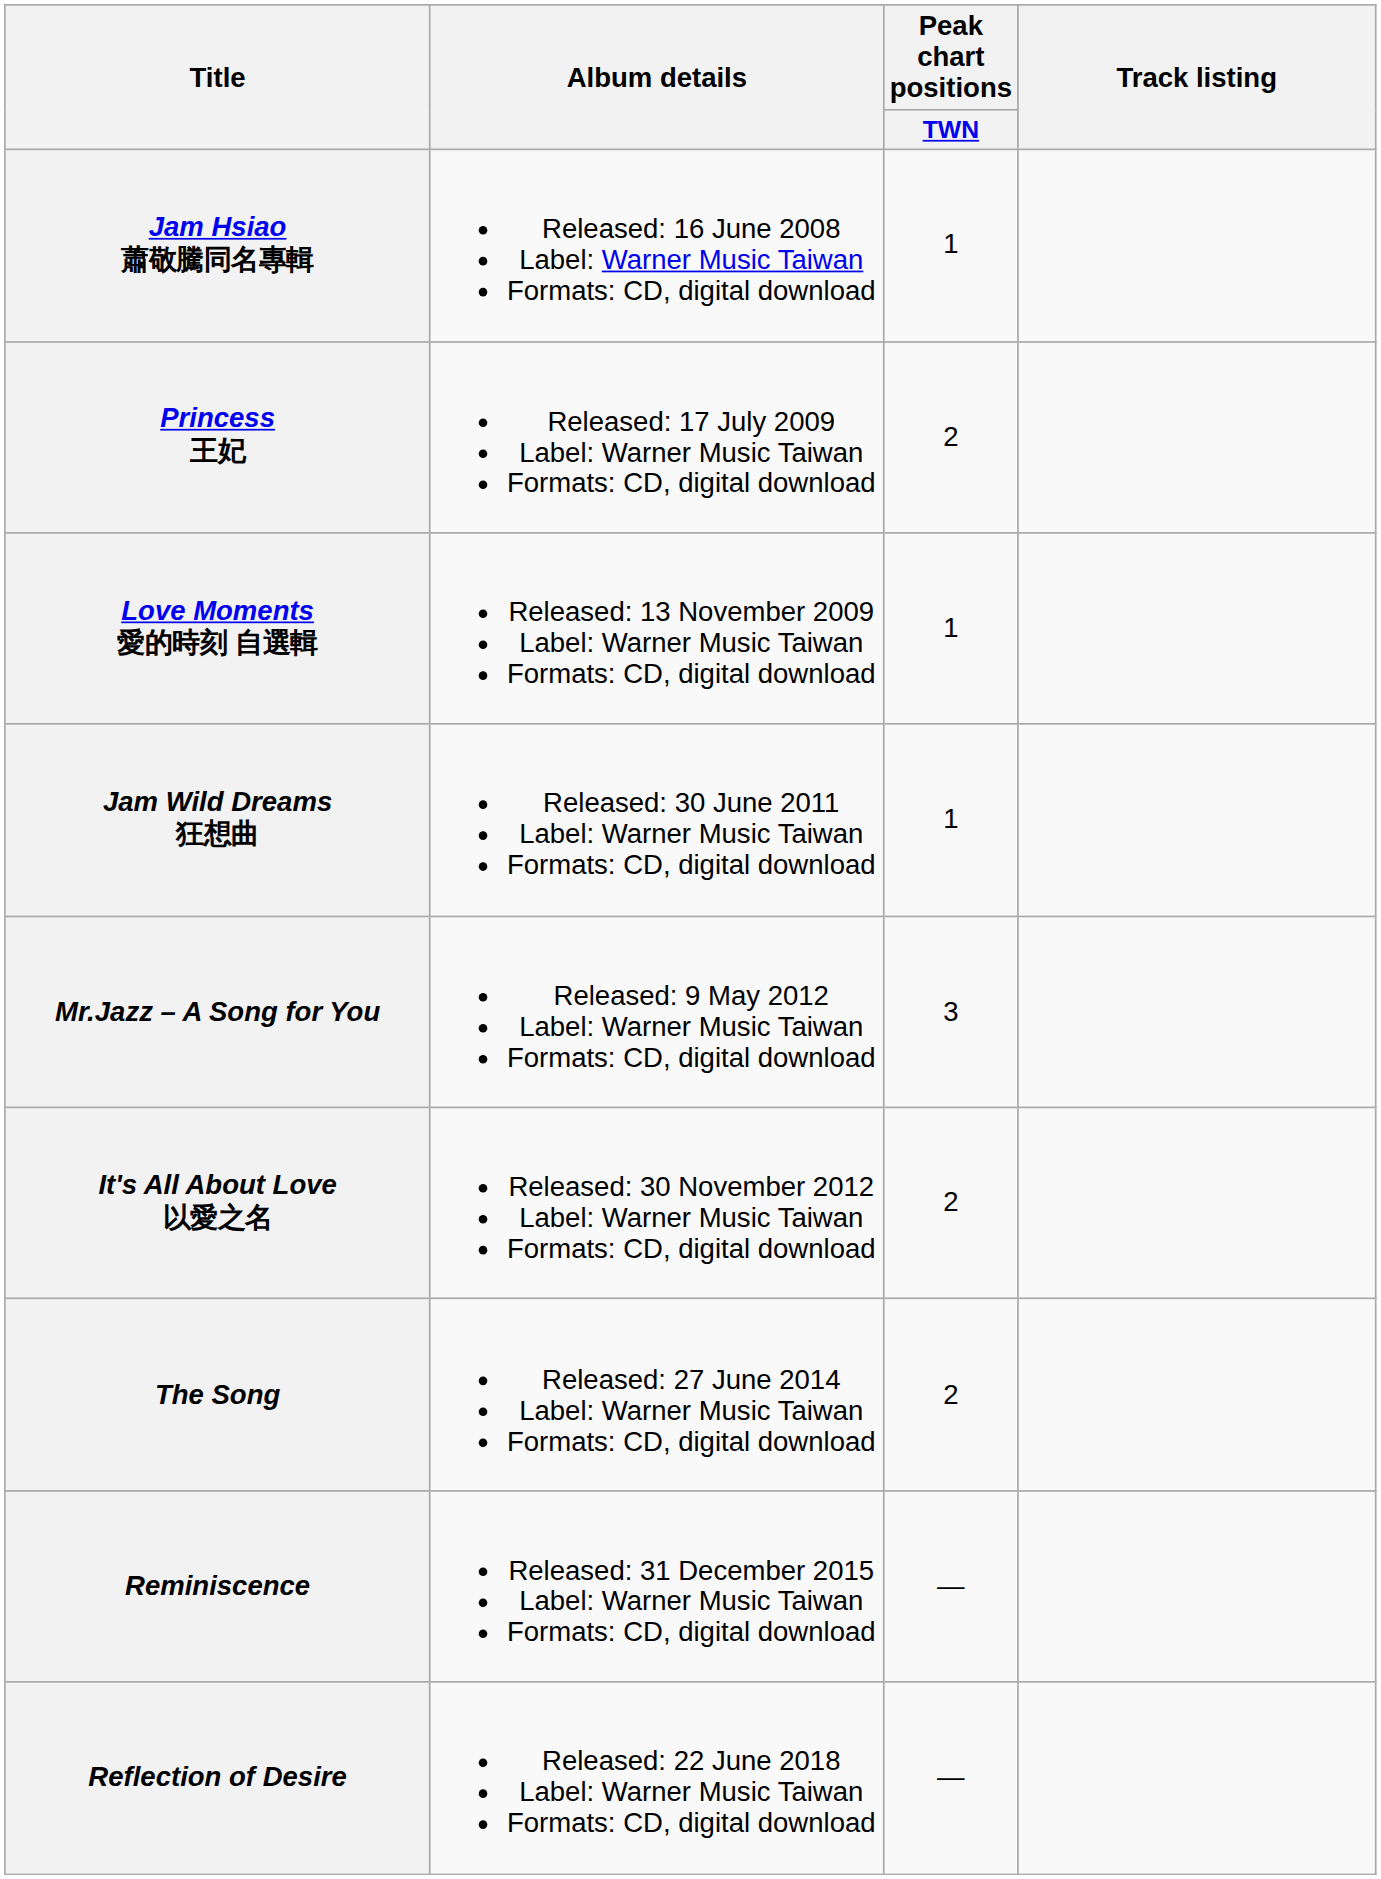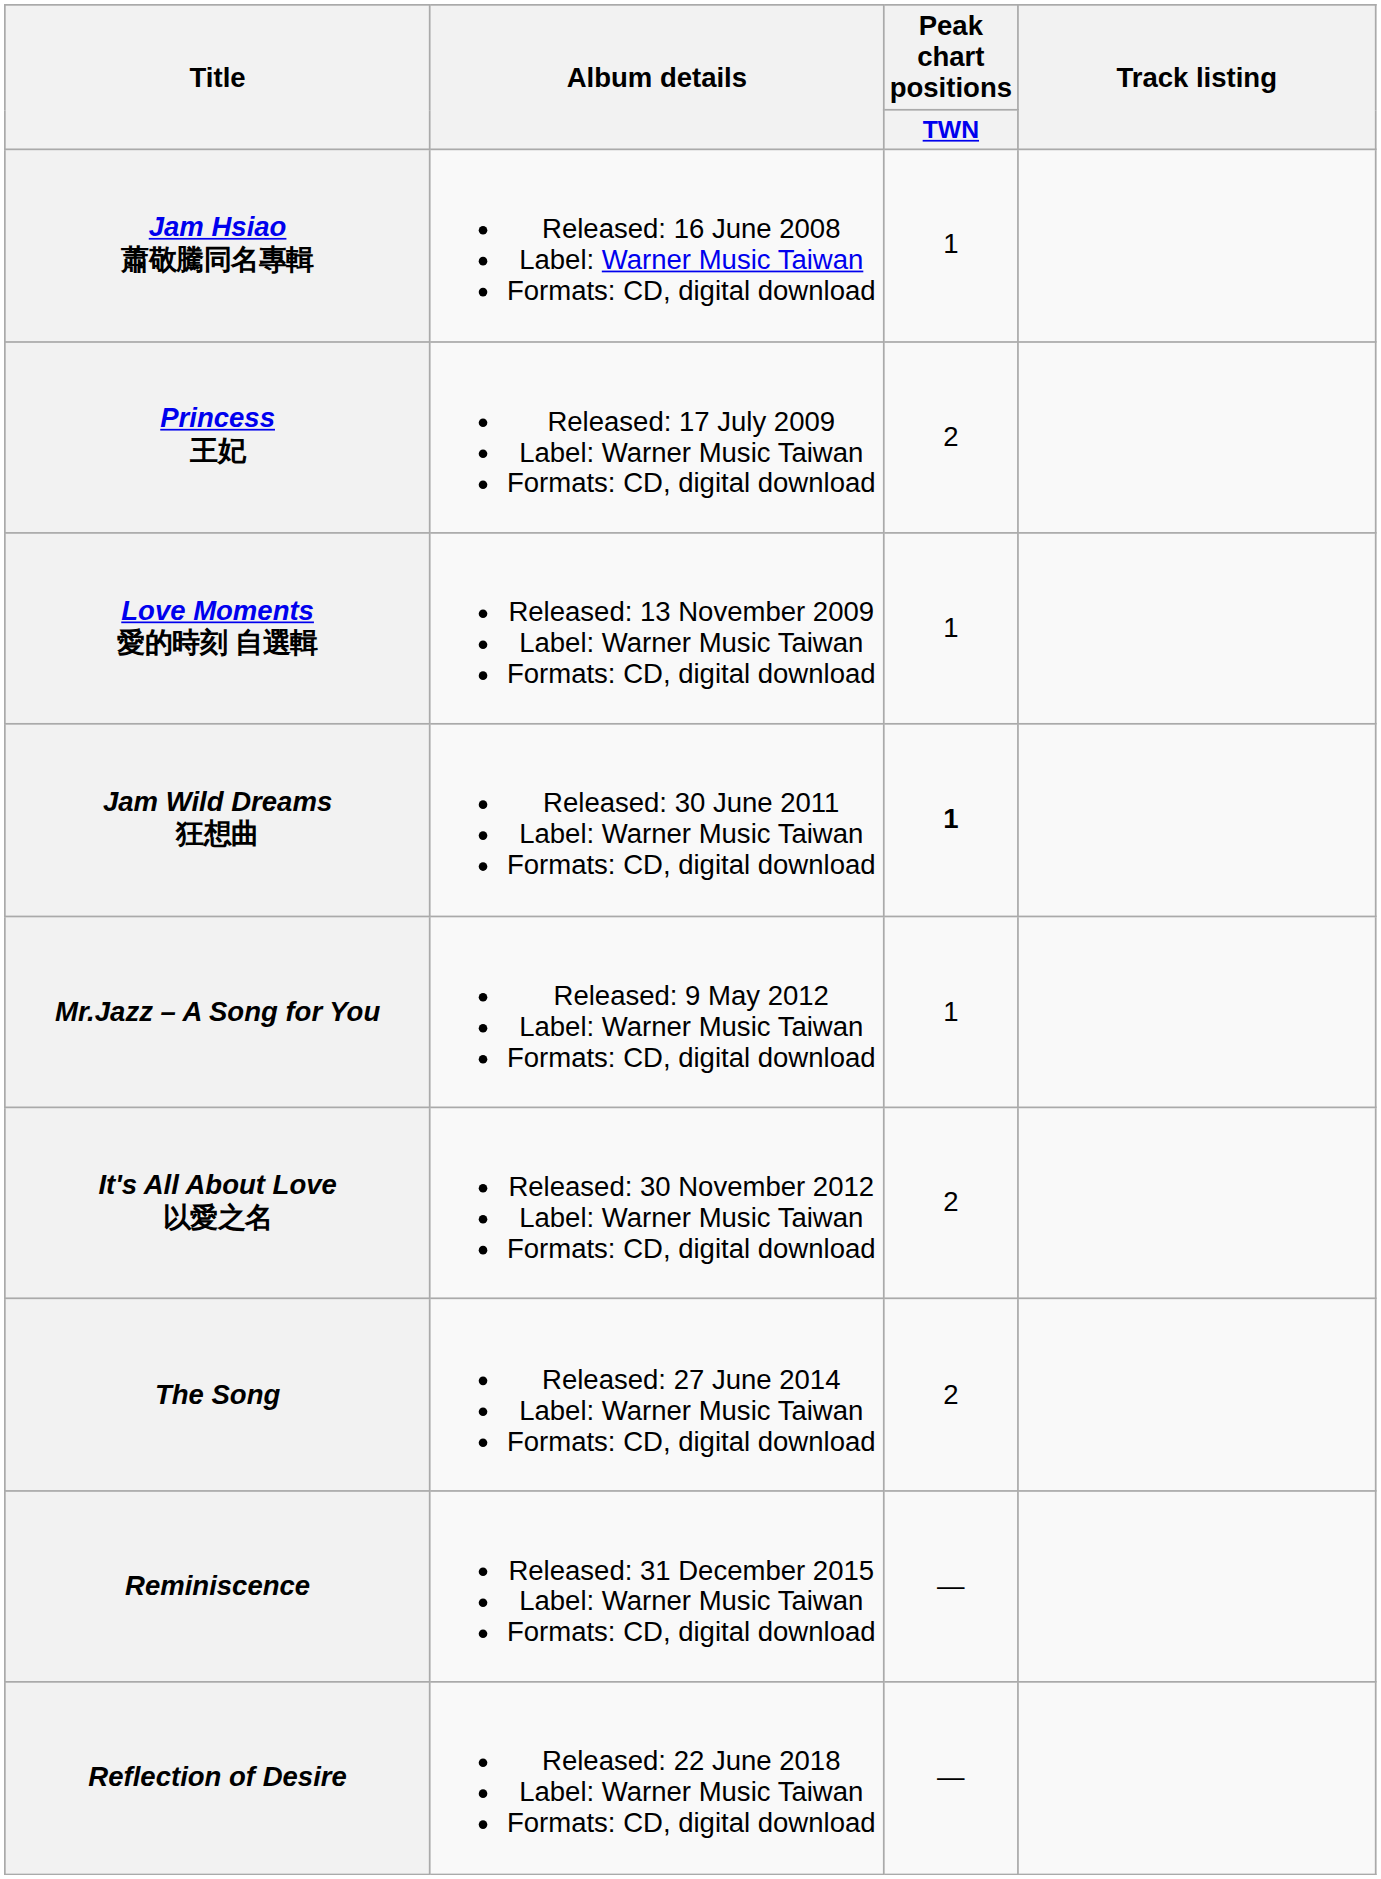(951, 819) normal -> (951, 819) bold
(951, 1011) 3 -> (951, 1011) 1
